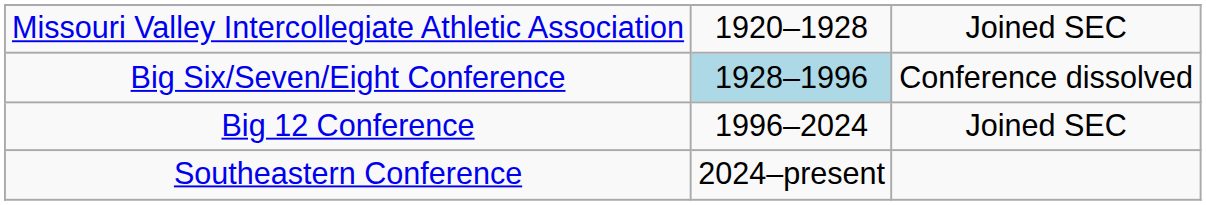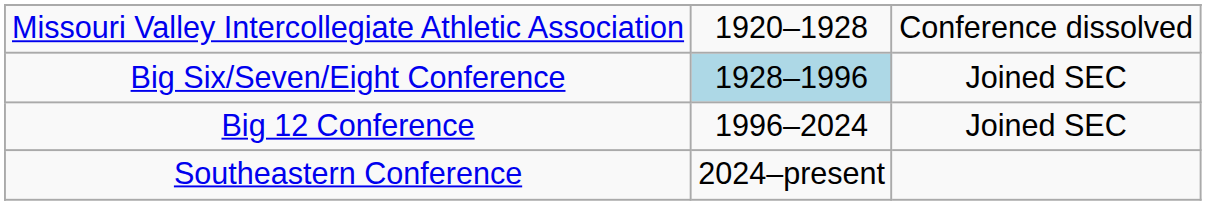(1046, 28) Joined SEC -> (1046, 28) Conference dissolved
(1046, 77) Conference dissolved -> (1046, 77) Joined SEC
